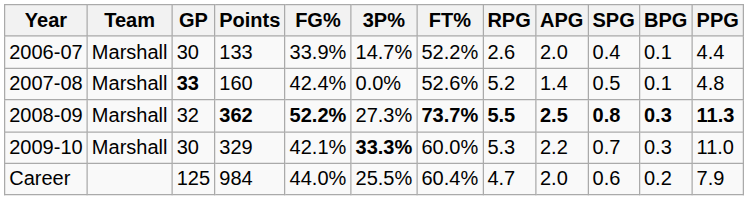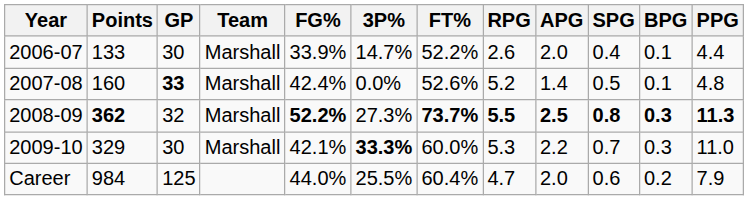columns swapped: (130, 20) <-> (250, 20)
